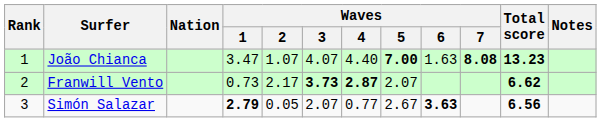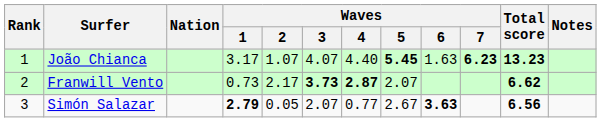(243, 61) 3.47 -> (243, 61) 3.17
(401, 61) 7.00 -> (401, 61) 5.45
(480, 61) 8.08 -> (480, 61) 6.23
